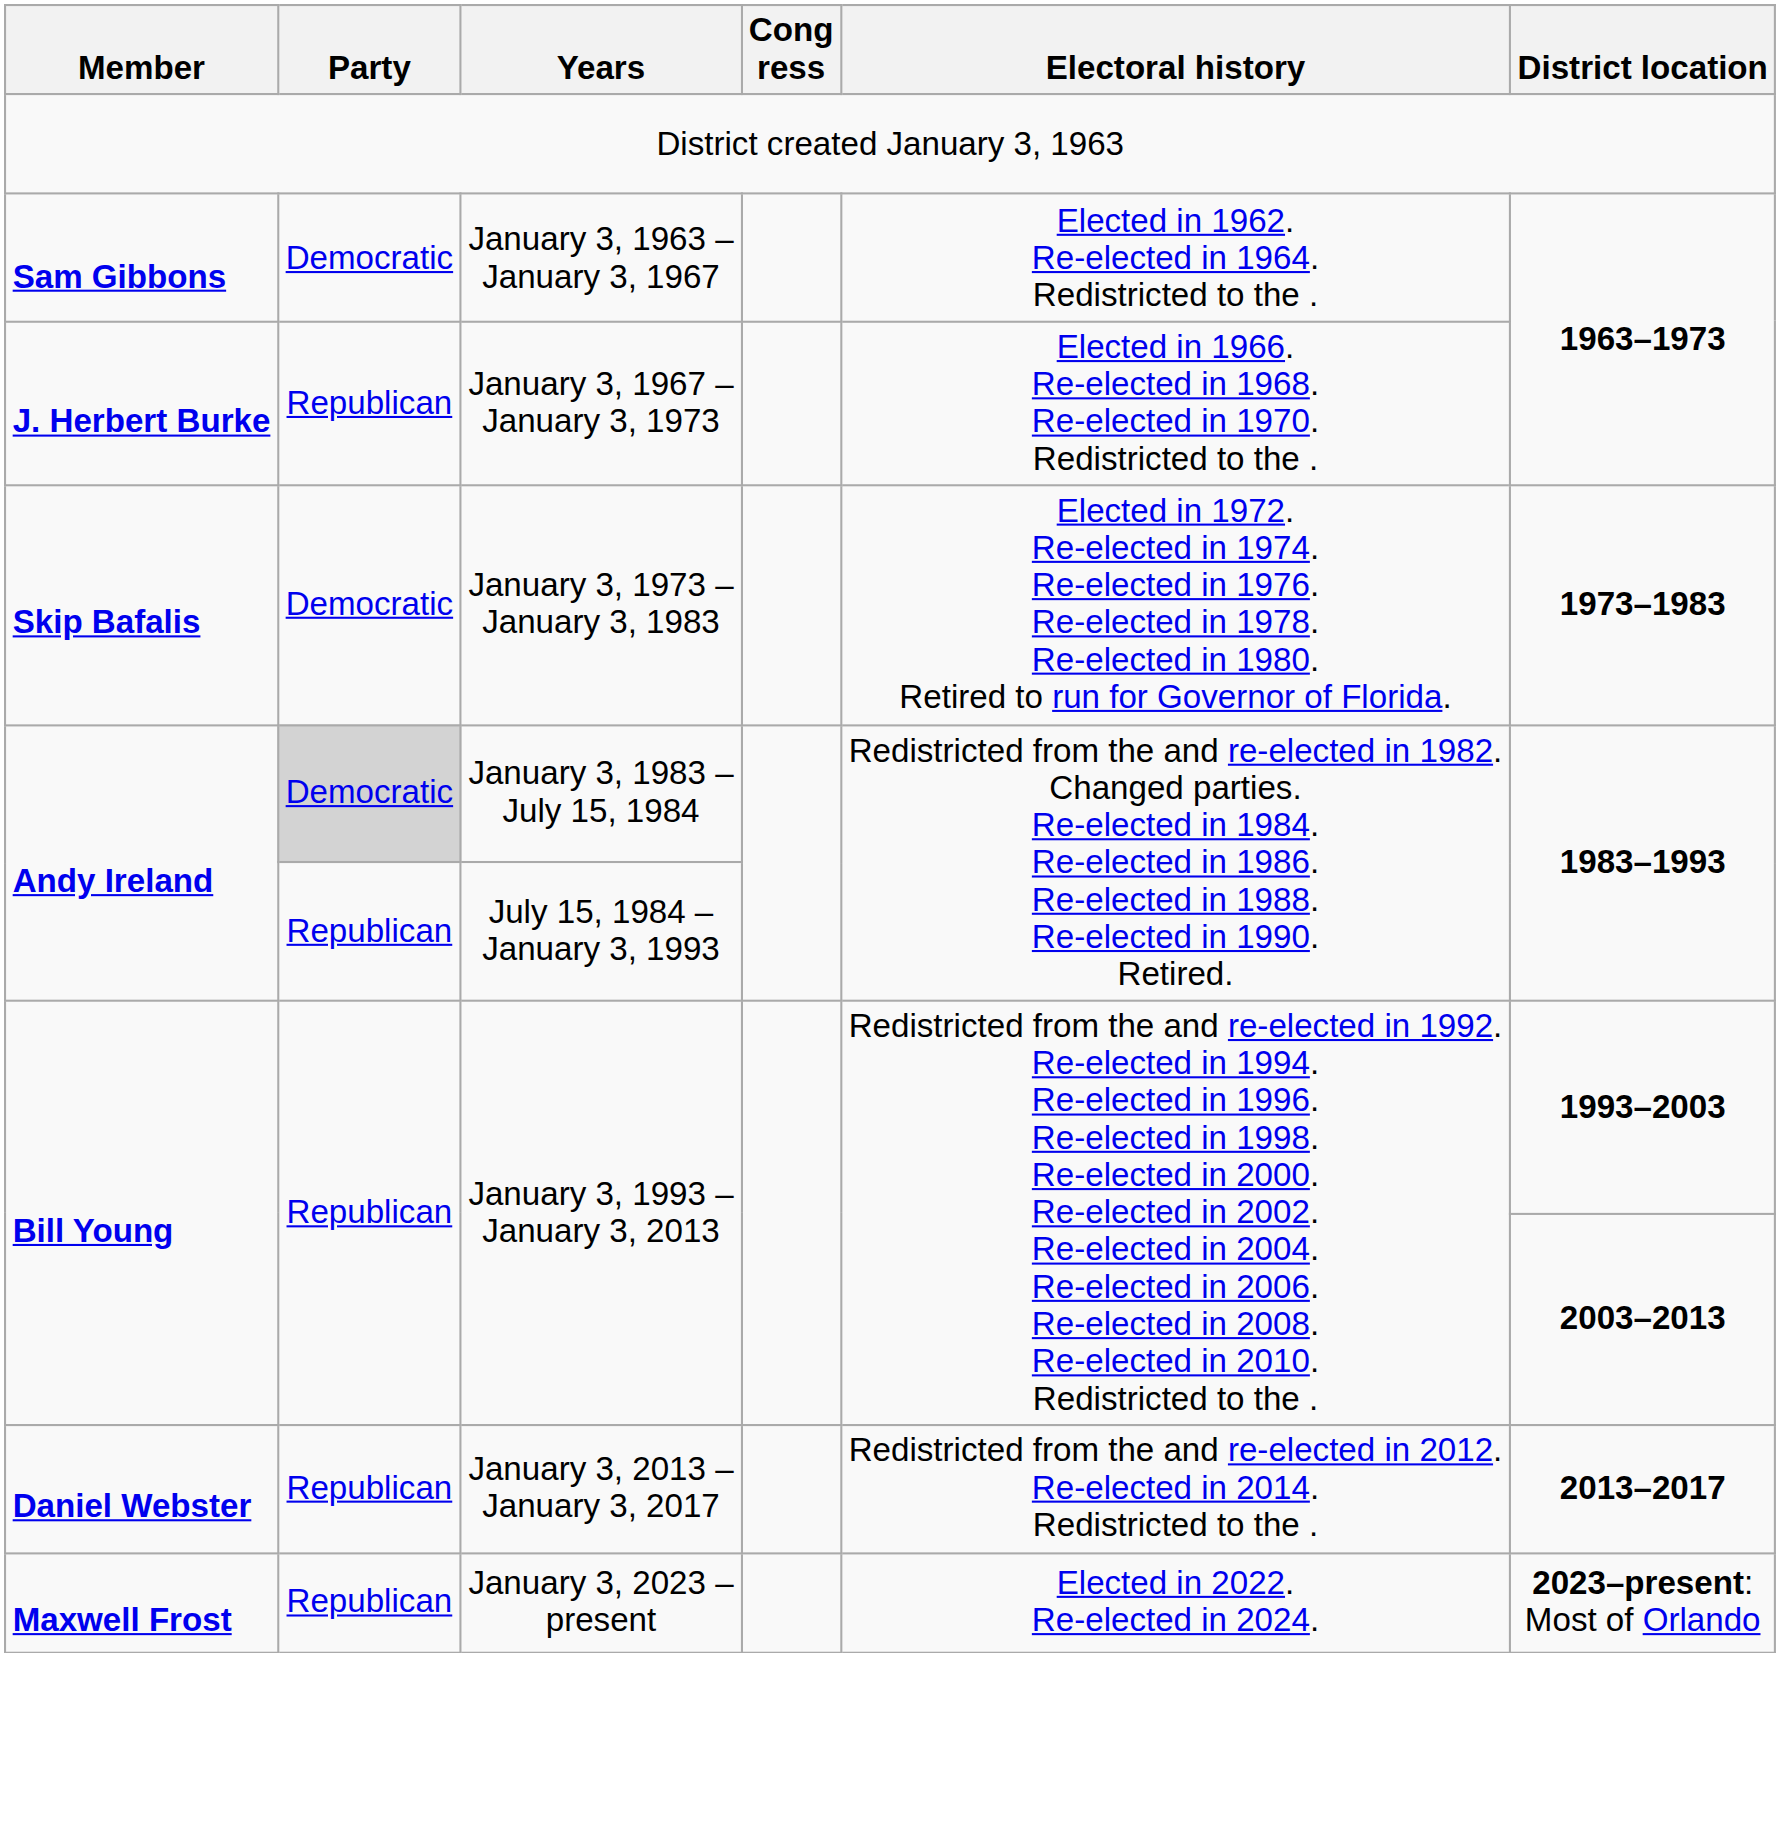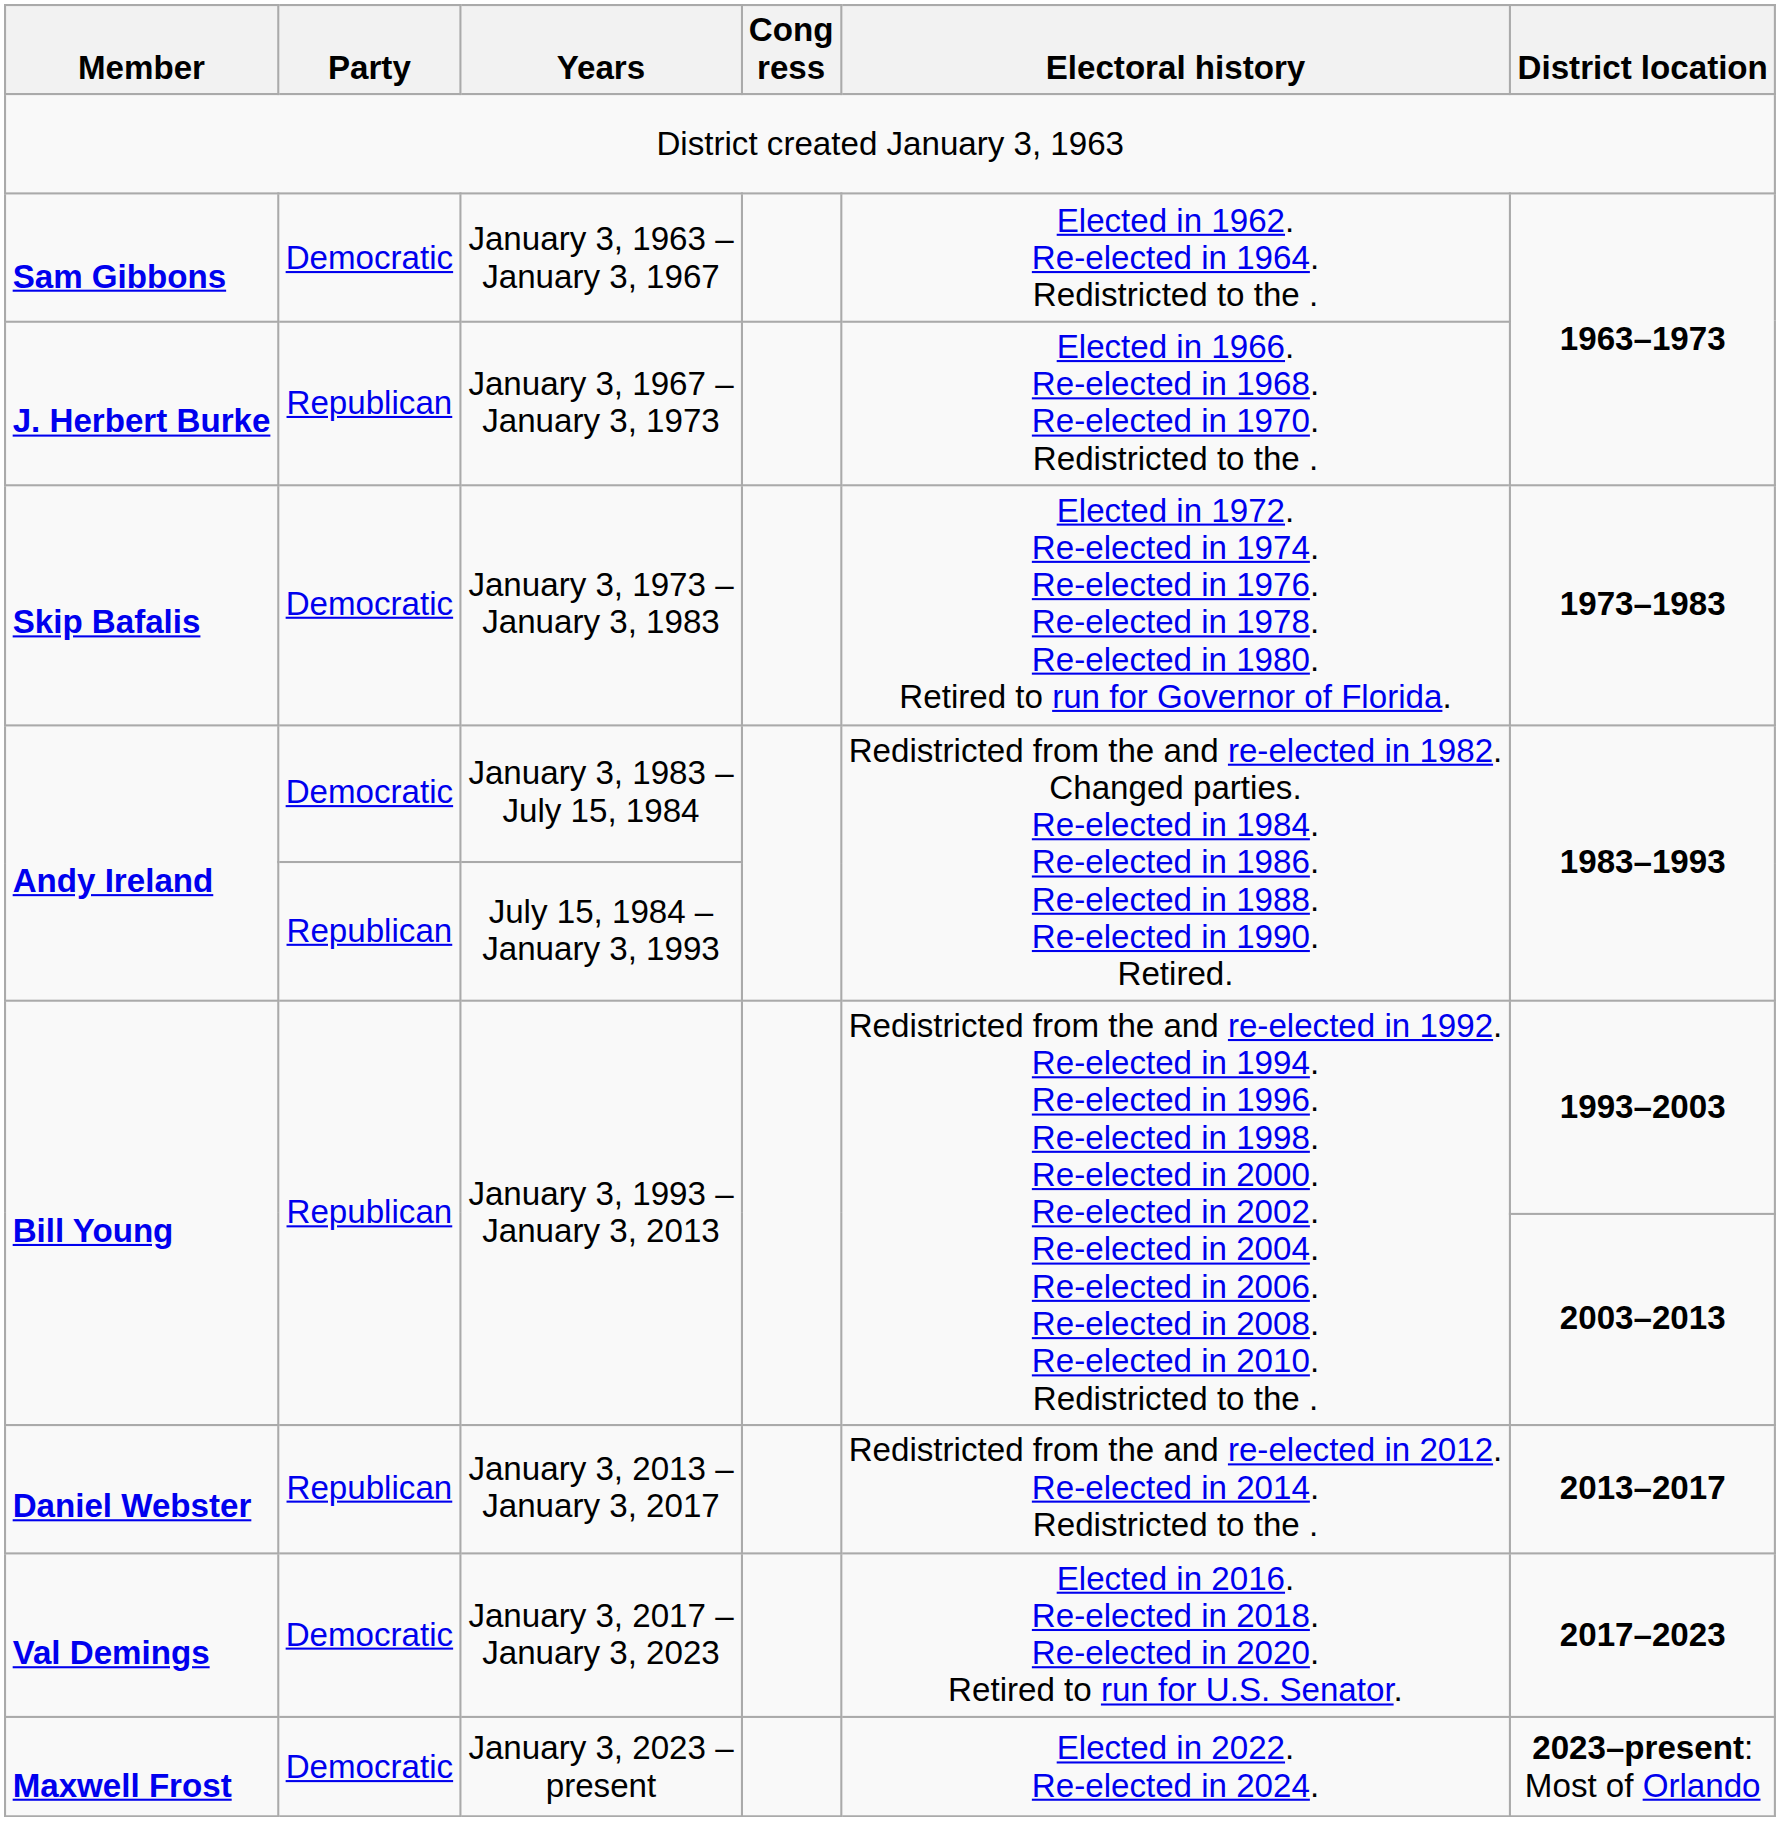(369, 792) lightgrey background -> (369, 792) no background
+ row: (111, 1652)
(369, 1601) Republican -> (369, 1766) Democratic
